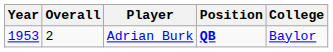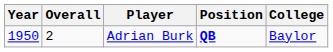(23, 37) 1953 -> (23, 37) 1950
